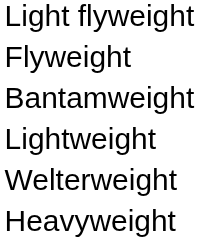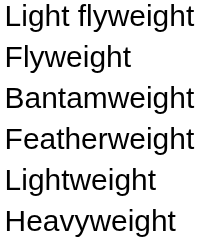+ row: (99, 139)
- row: (91, 180)
